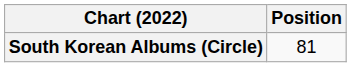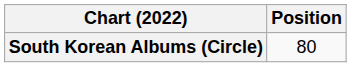(307, 47) 81 -> (307, 47) 80
